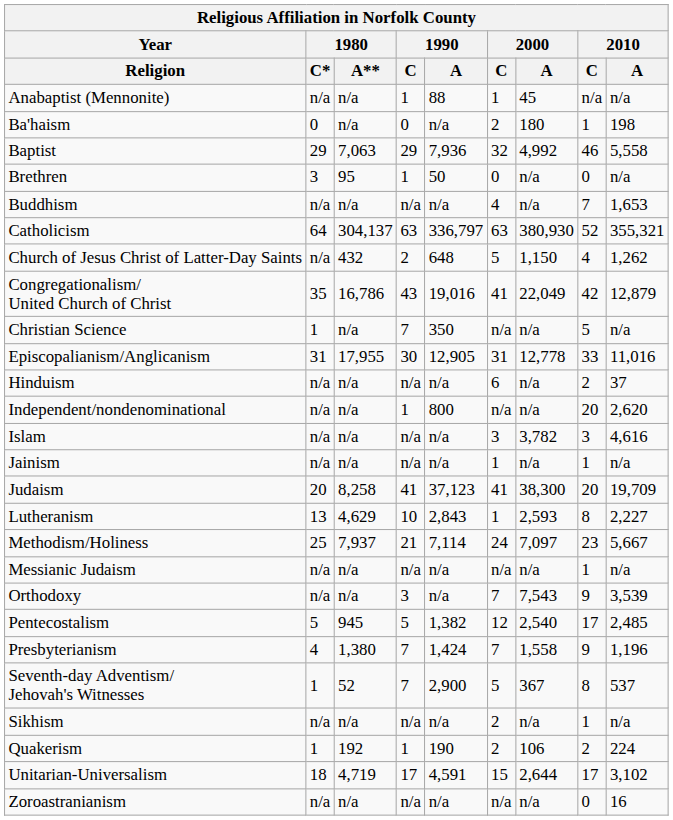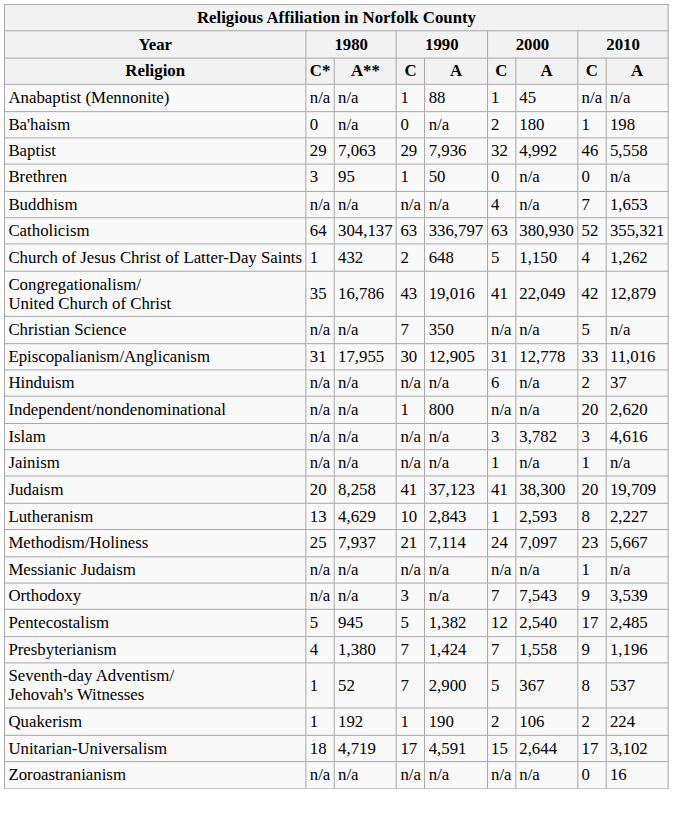(320, 257) n/a -> (314, 257) 1
(314, 329) 1 -> (320, 329) n/a
- row: (36, 721)
